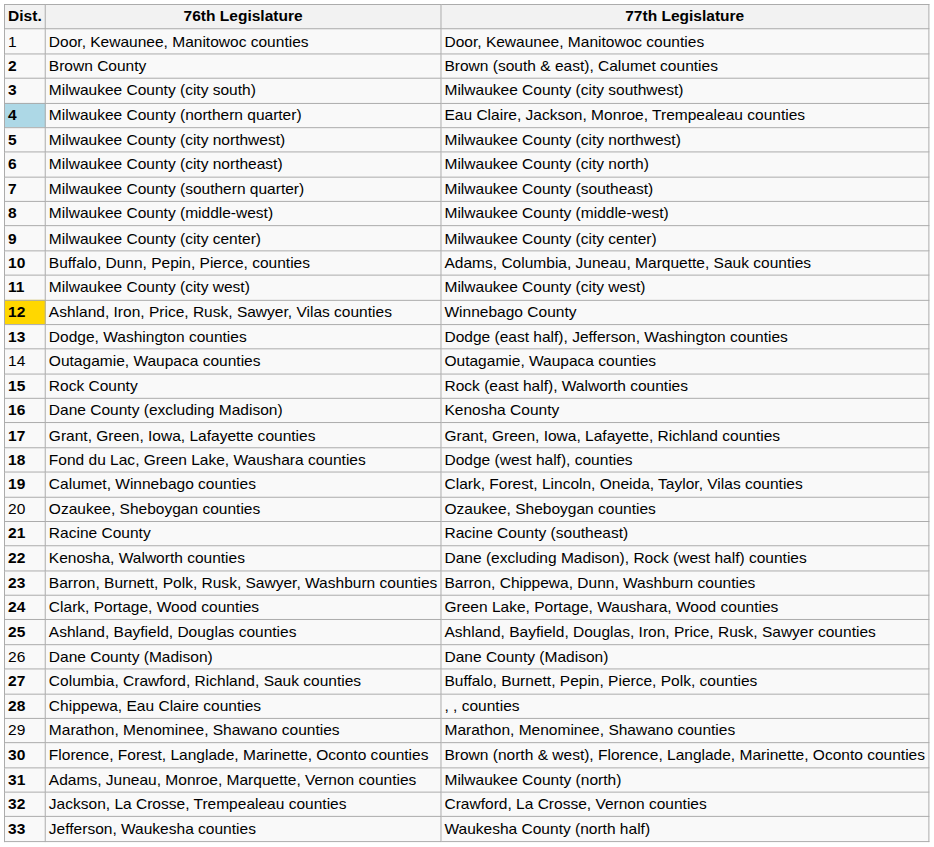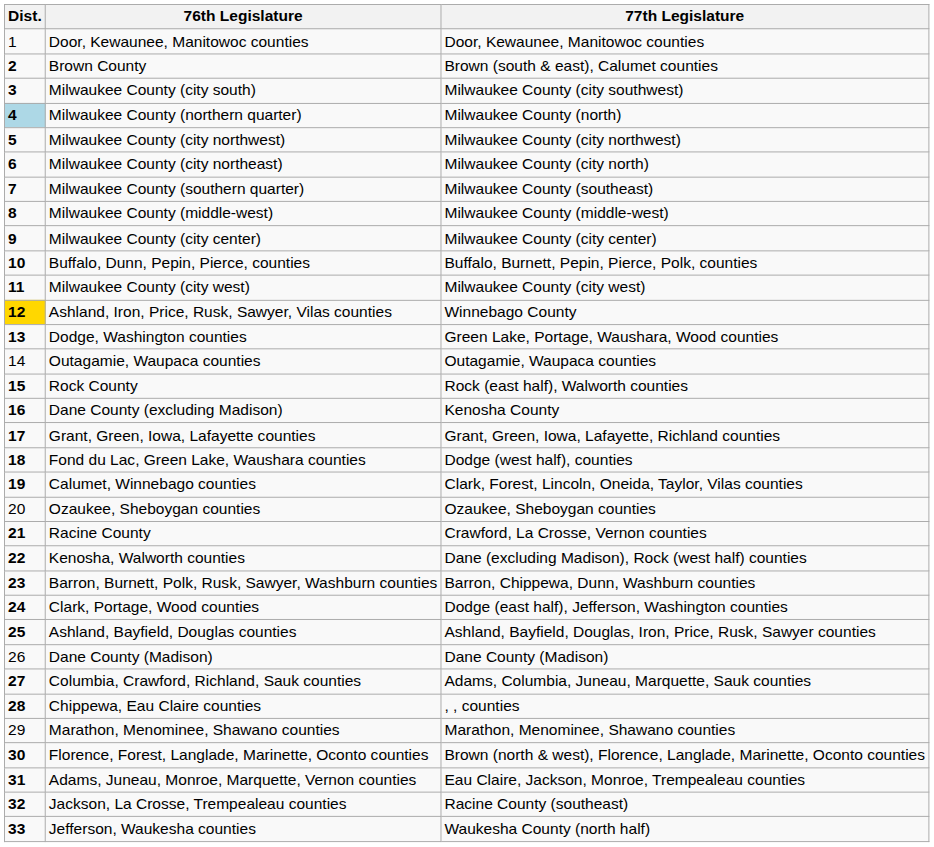(625, 115) Eau Claire, Jackson, Monroe, Trempealeau counties -> (533, 115) Milwaukee County (north)
(628, 262) Adams, Columbia, Juneau, Marquette, Sauk counties -> (601, 262) Buffalo, Burnett, Pepin, Pierce, Polk, counties
(616, 336) Dodge (east half), Jefferson, Washington counties -> (611, 336) Green Lake, Portage, Waushara, Wood counties
(536, 533) Racine County (southeast) -> (576, 533) Crawford, La Crosse, Vernon counties
(611, 607) Green Lake, Portage, Waushara, Wood counties -> (616, 607) Dodge (east half), Jefferson, Washington counties
(601, 681) Buffalo, Burnett, Pepin, Pierce, Polk, counties -> (628, 681) Adams, Columbia, Juneau, Marquette, Sauk counties
(533, 779) Milwaukee County (north) -> (625, 779) Eau Claire, Jackson, Monroe, Trempealeau counties
(576, 804) Crawford, La Crosse, Vernon counties -> (536, 804) Racine County (southeast)
